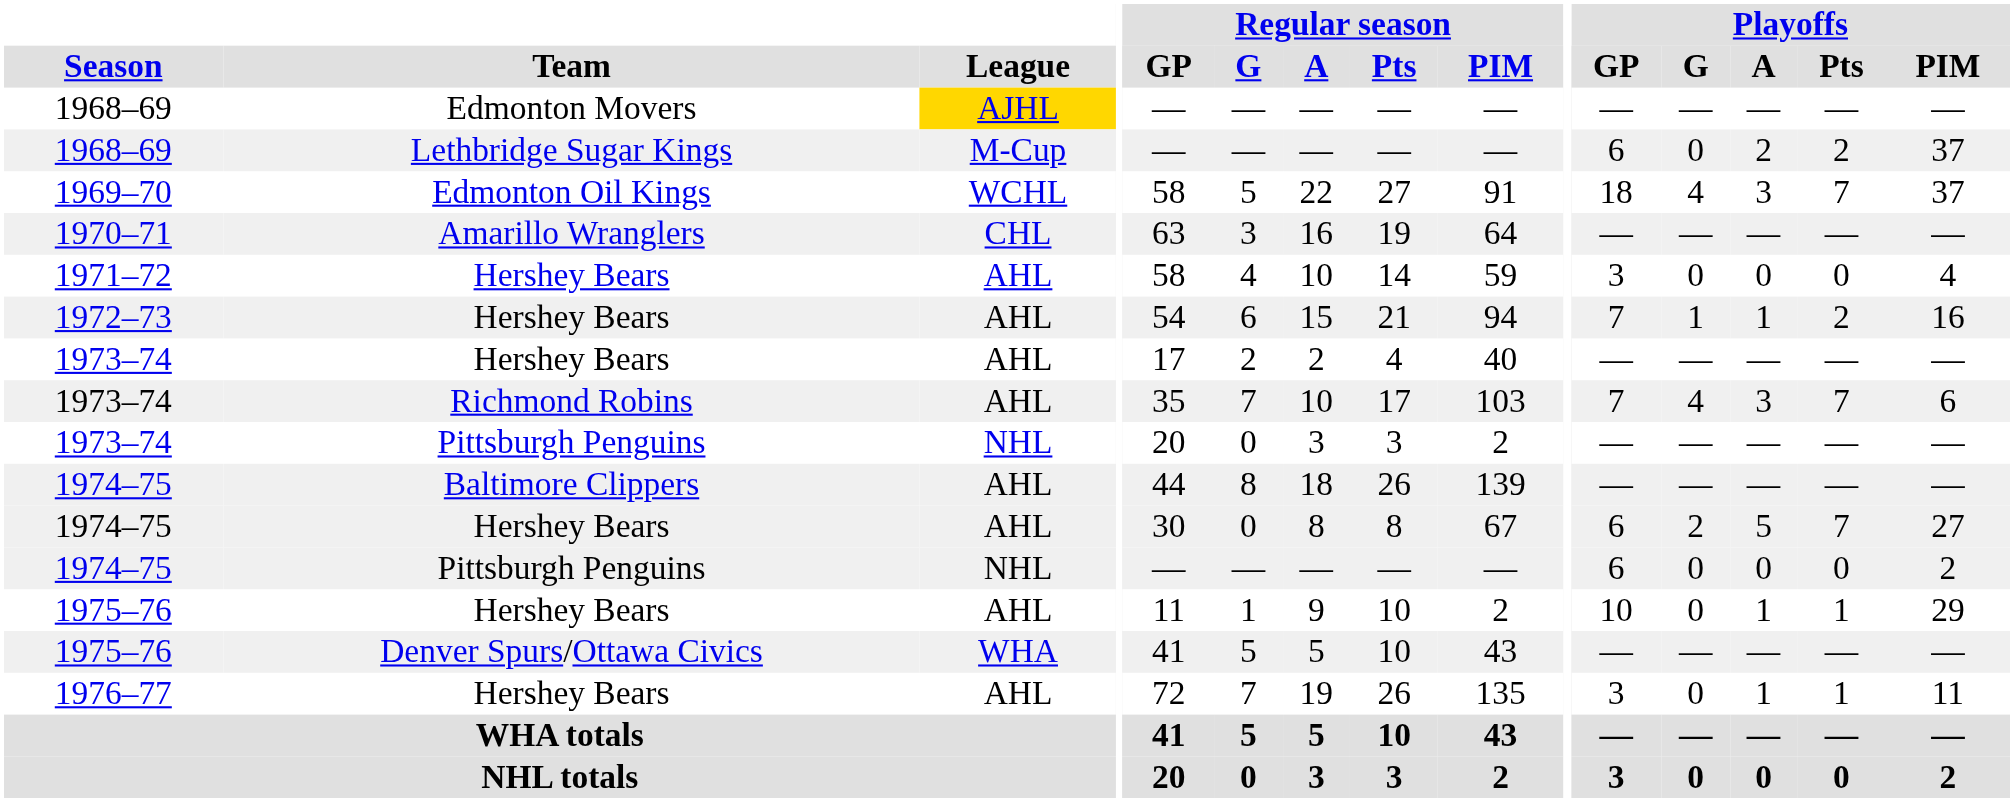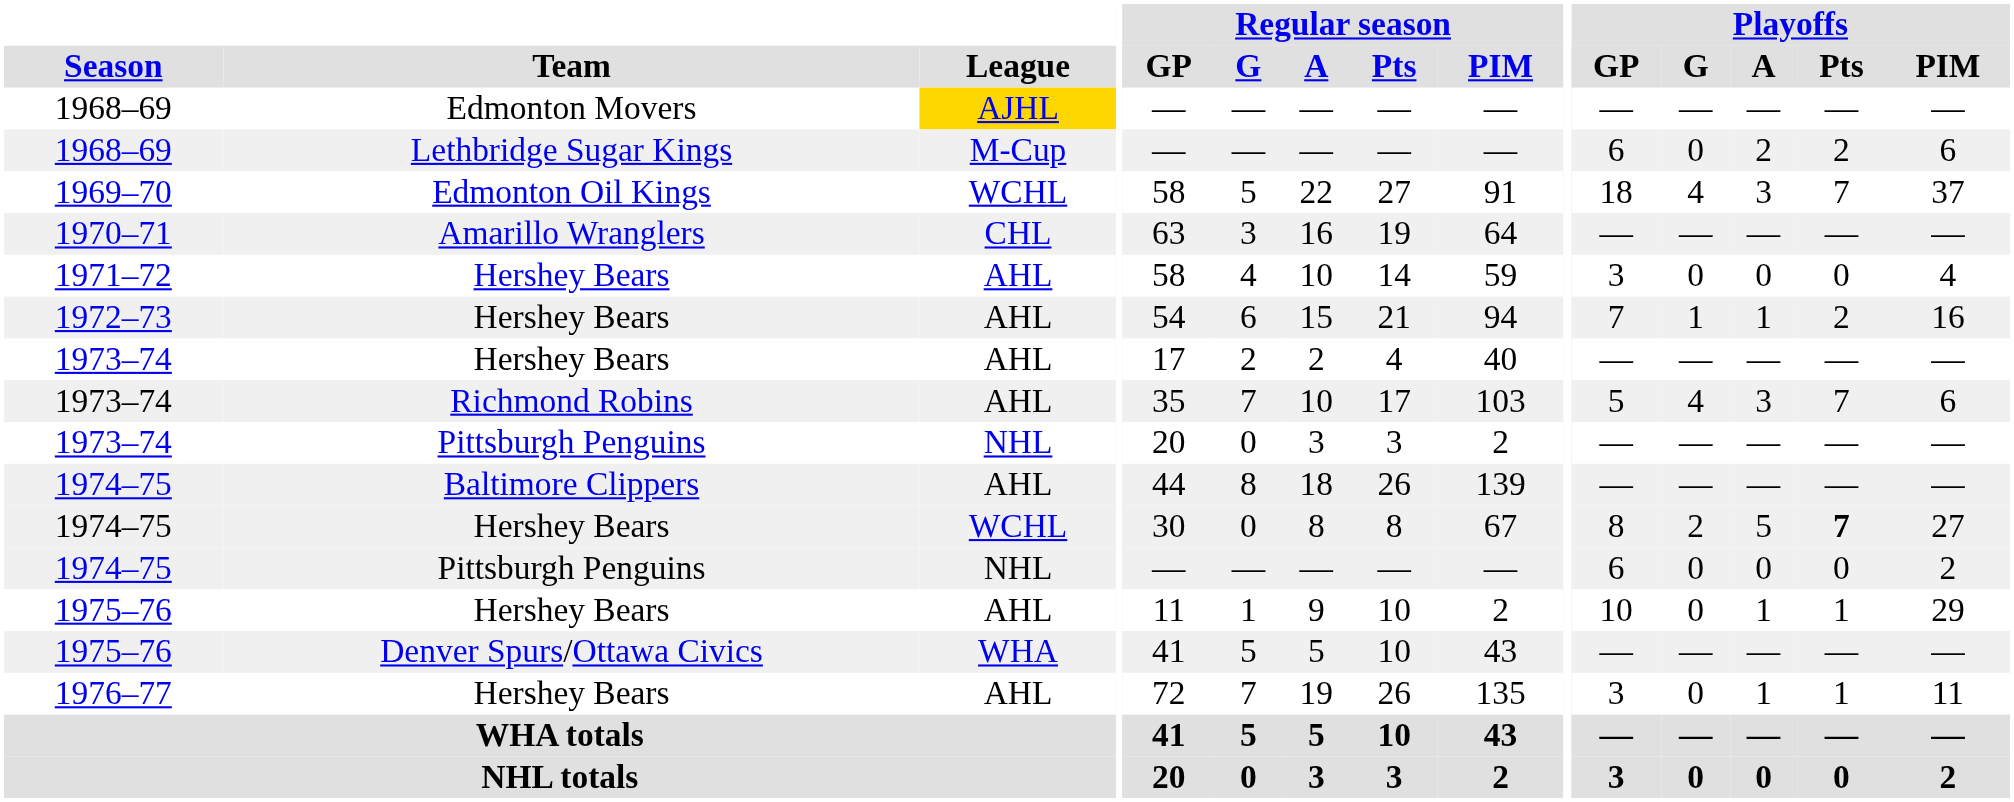(1948, 149) 37 -> (1948, 149) 6
(1616, 400) 7 -> (1616, 400) 5
(1018, 525) AHL -> (1018, 525) WCHL
(1616, 525) 6 -> (1616, 525) 8
(1841, 525) normal -> (1841, 525) bold
